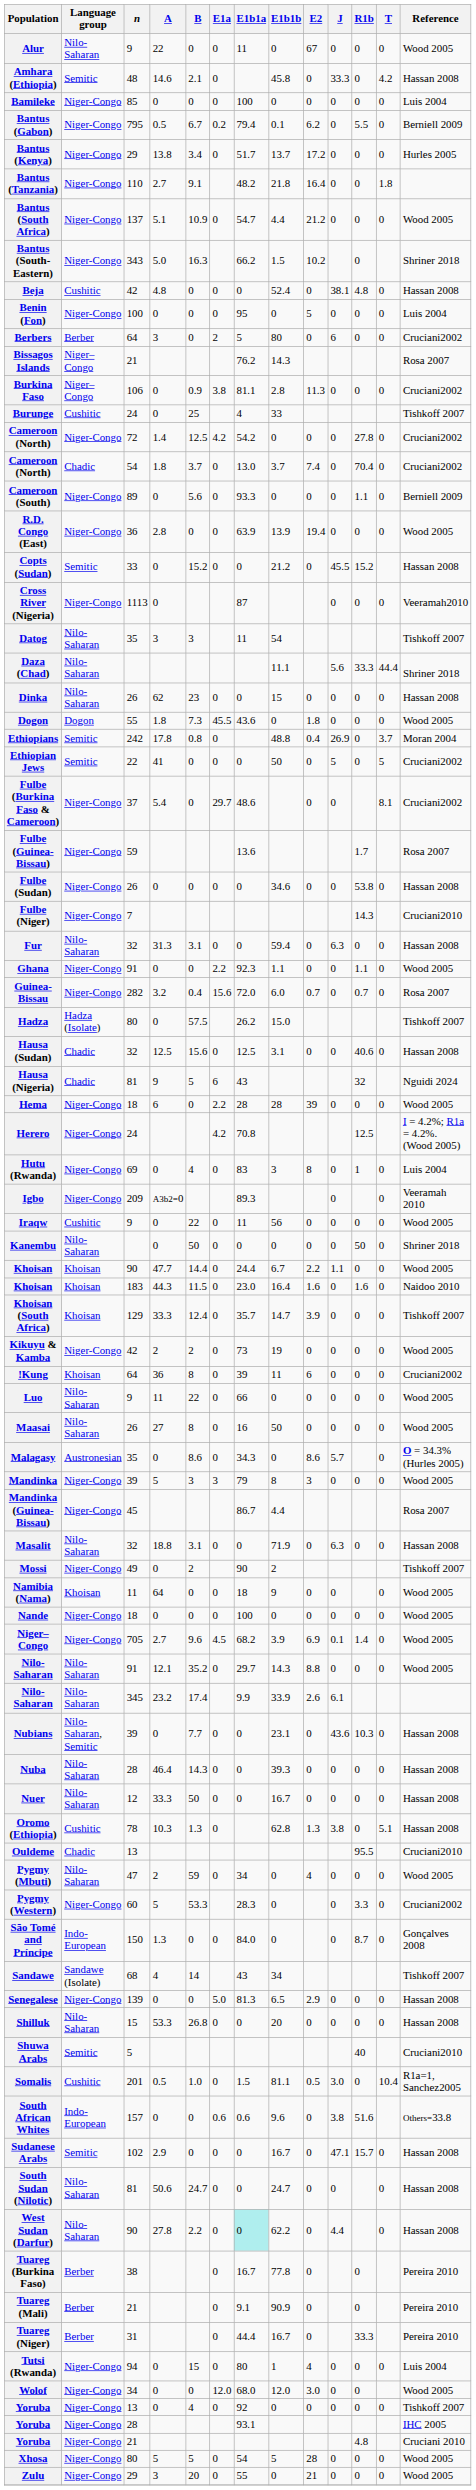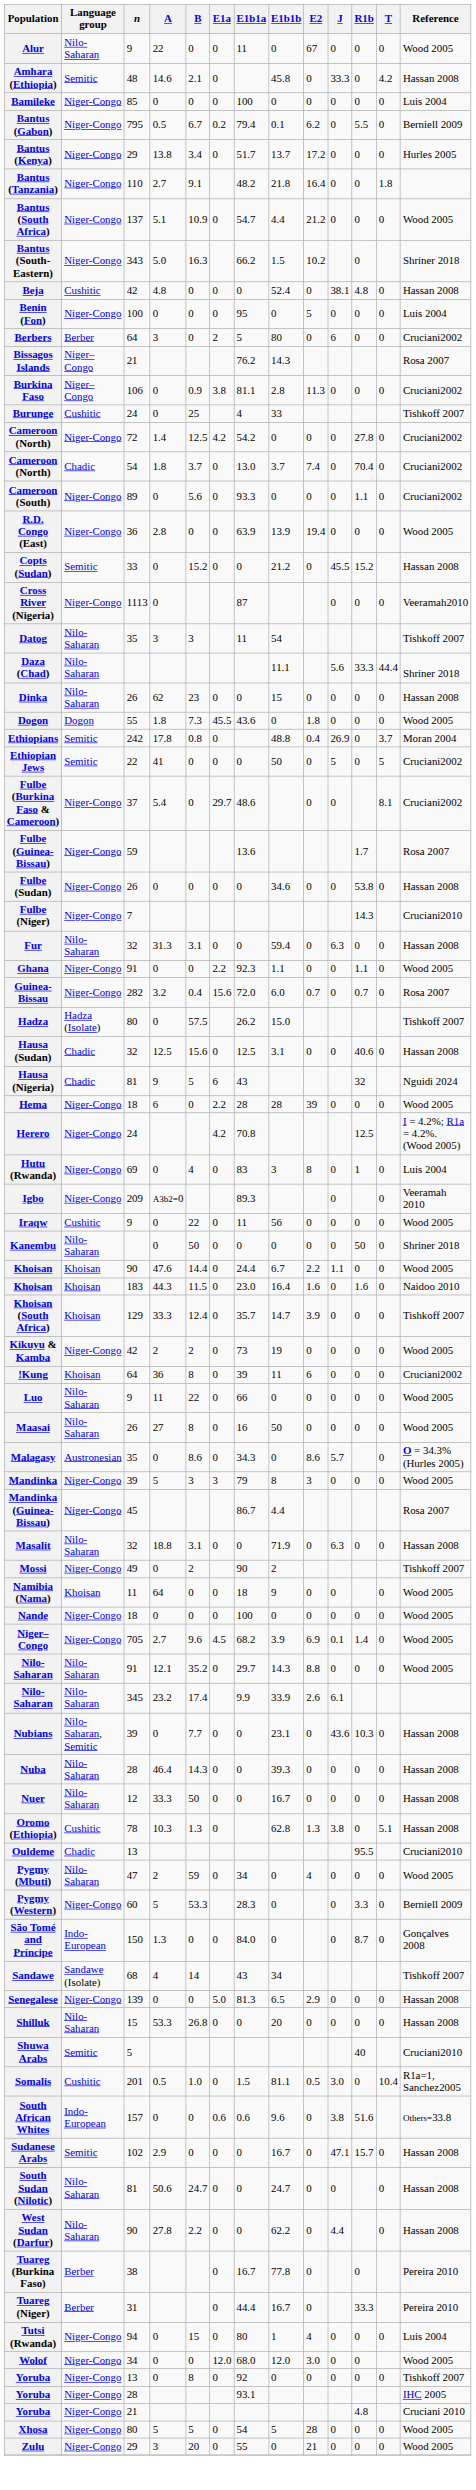(433, 496) Berniell 2009 -> (433, 496) Cruciani2002
(162, 1269) 47.7 -> (162, 1269) 47.6
(433, 1904) Cruciani2002 -> (433, 1904) Berniell 2009
(239, 2230) paleturquoise background -> (239, 2230) no background
- row: (33, 2307)
(191, 2407) 4 -> (191, 2377) 8
